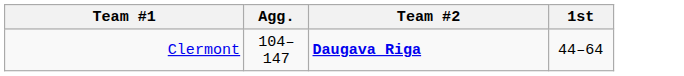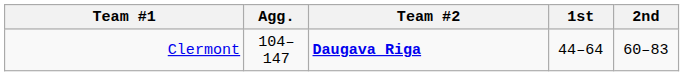+ column: (646, 17)
